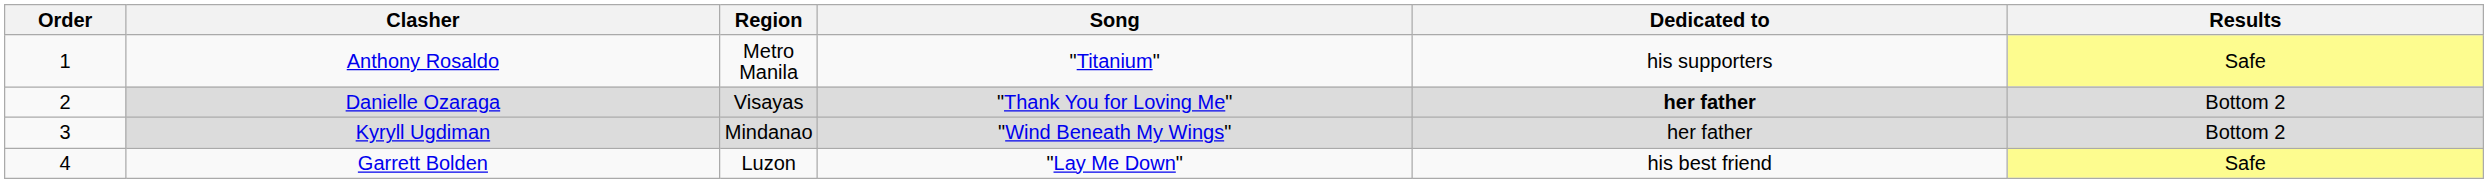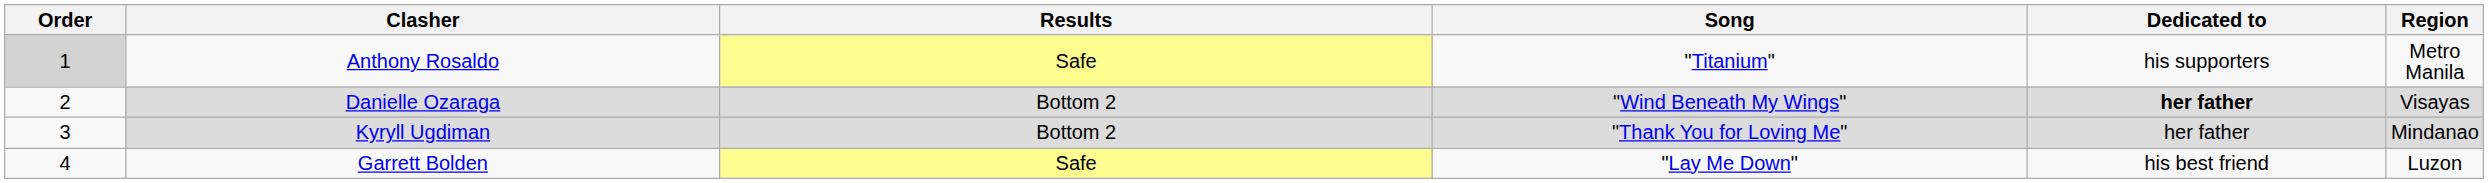columns swapped: (769, 20) <-> (2245, 20)
(65, 61) no background -> (65, 61) lightgrey background
(1115, 102) "Thank You for Loving Me" -> (1730, 102) "Wind Beneath My Wings"
(1115, 133) "Wind Beneath My Wings" -> (1730, 133) "Thank You for Loving Me"
